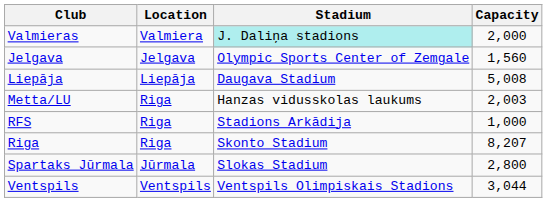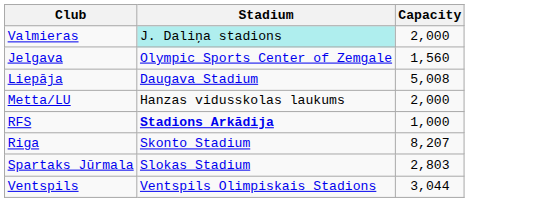- column: (175, 15)
(507, 101) 2,003 -> (430, 101) 2,000
(284, 122) normal -> (207, 122) bold
(507, 165) 2,800 -> (430, 165) 2,803
